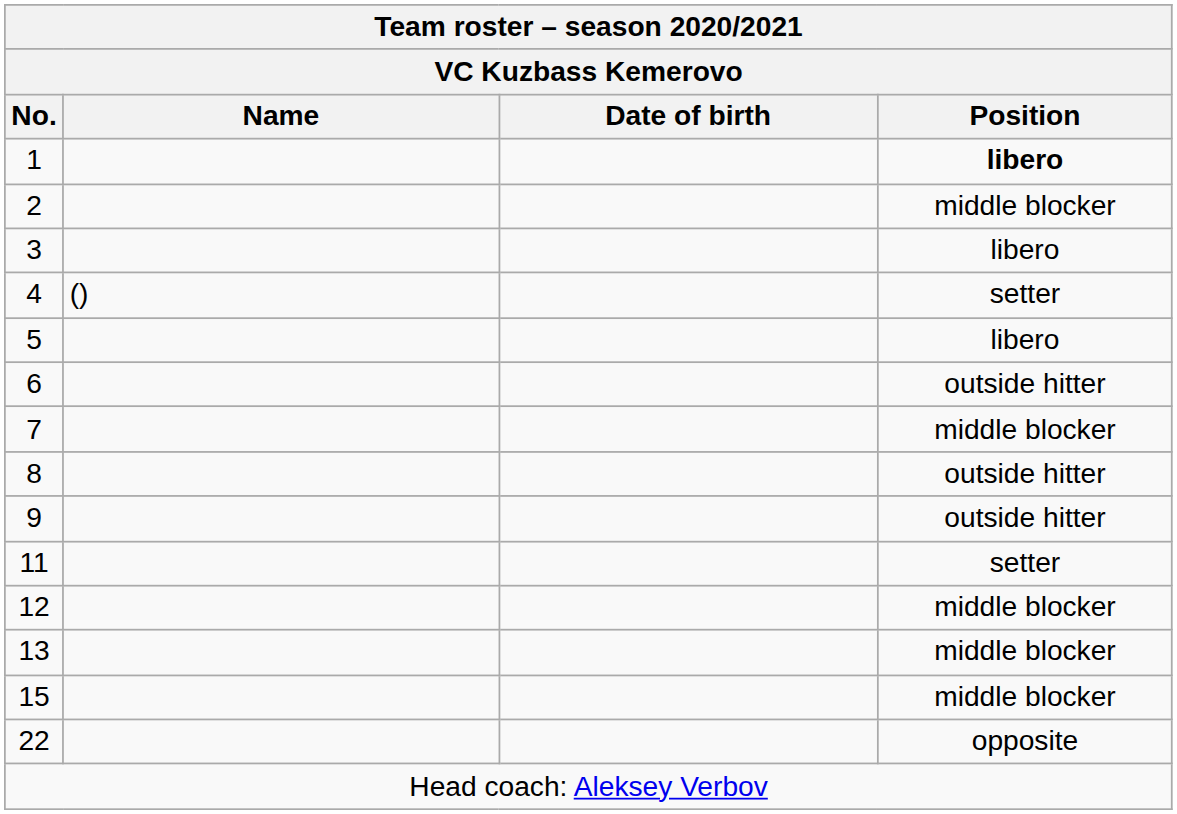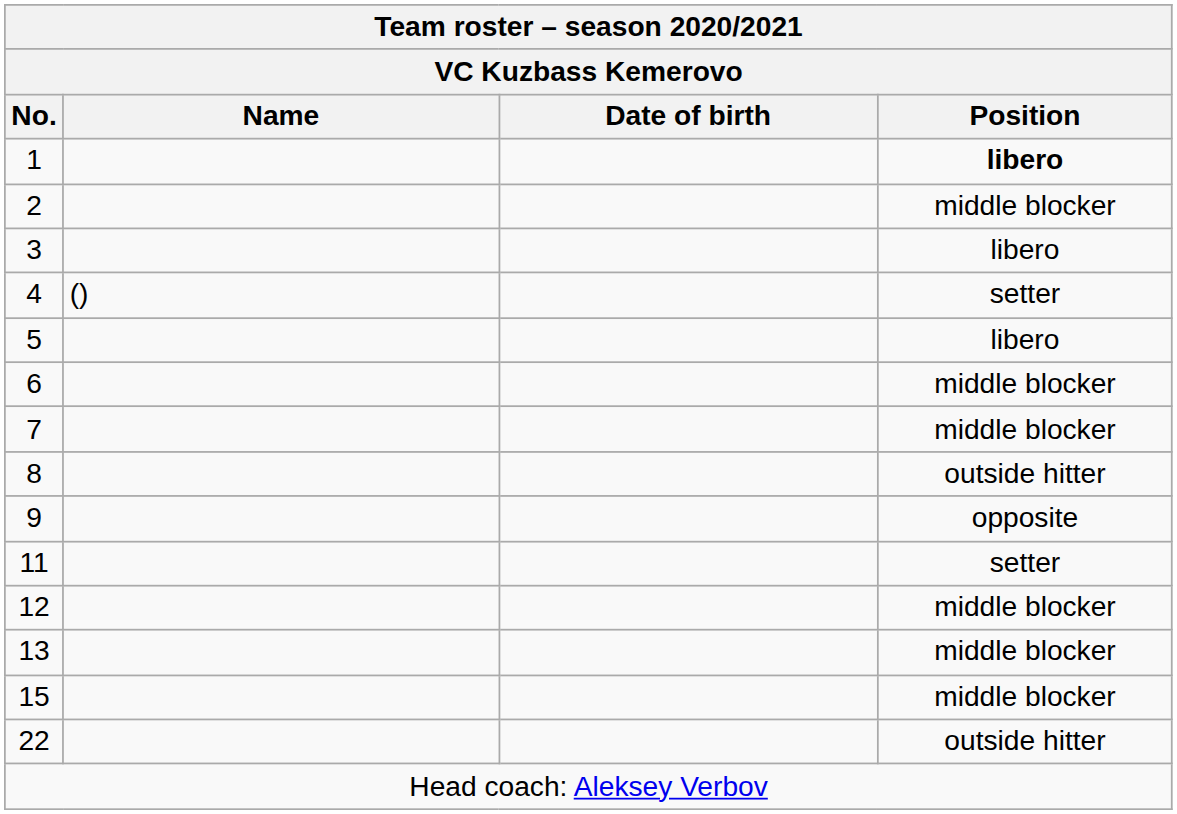(1025, 384) outside hitter -> (1025, 384) middle blocker
(1025, 518) outside hitter -> (1025, 518) opposite
(1025, 741) opposite -> (1025, 741) outside hitter
